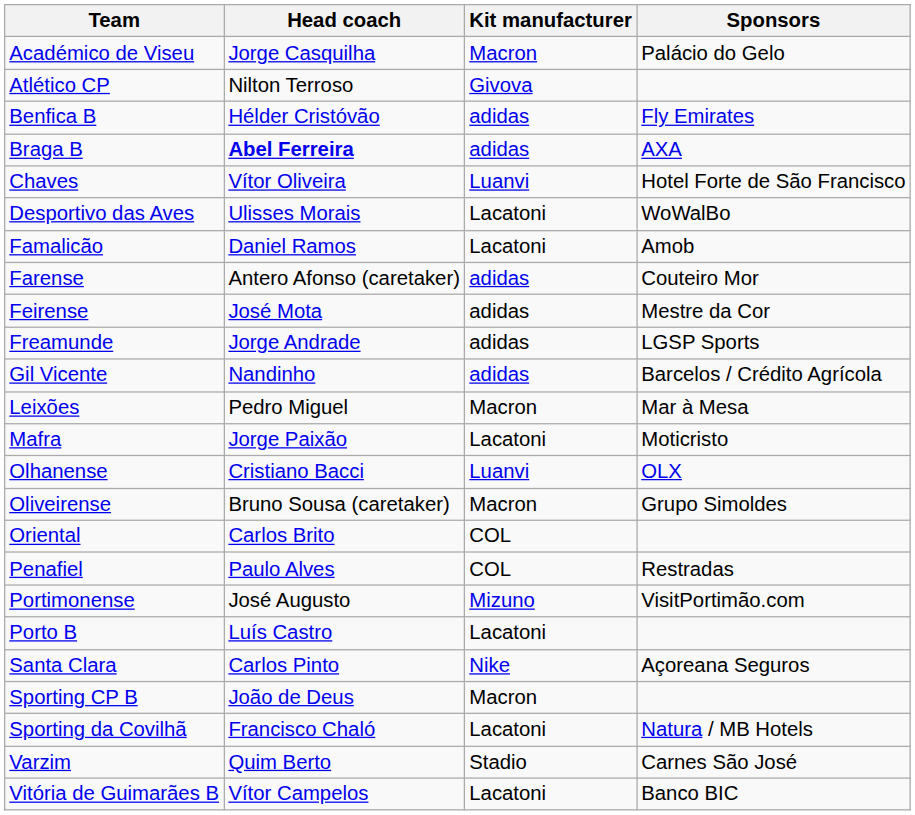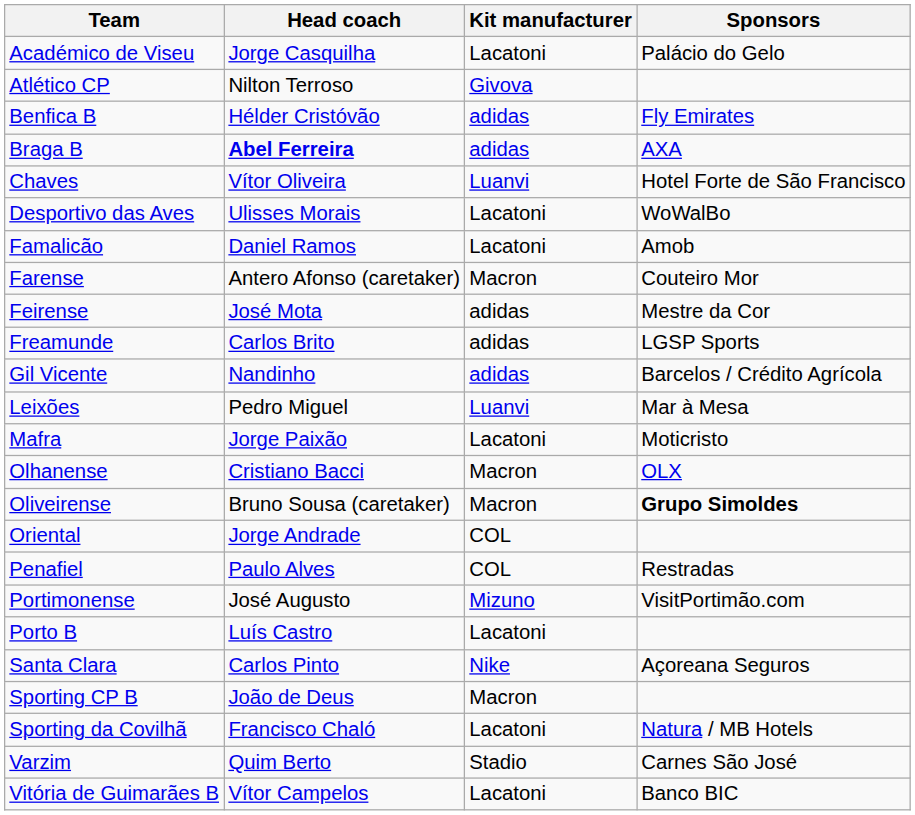(503, 52) Macron -> (508, 52) Lacatoni
(499, 278) adidas -> (503, 278) Macron
(294, 342) Jorge Andrade -> (281, 342) Carlos Brito
(503, 407) Macron -> (499, 407) Luanvi
(499, 471) Luanvi -> (503, 471) Macron
(714, 504) normal -> (720, 504) bold
(281, 536) Carlos Brito -> (294, 536) Jorge Andrade
